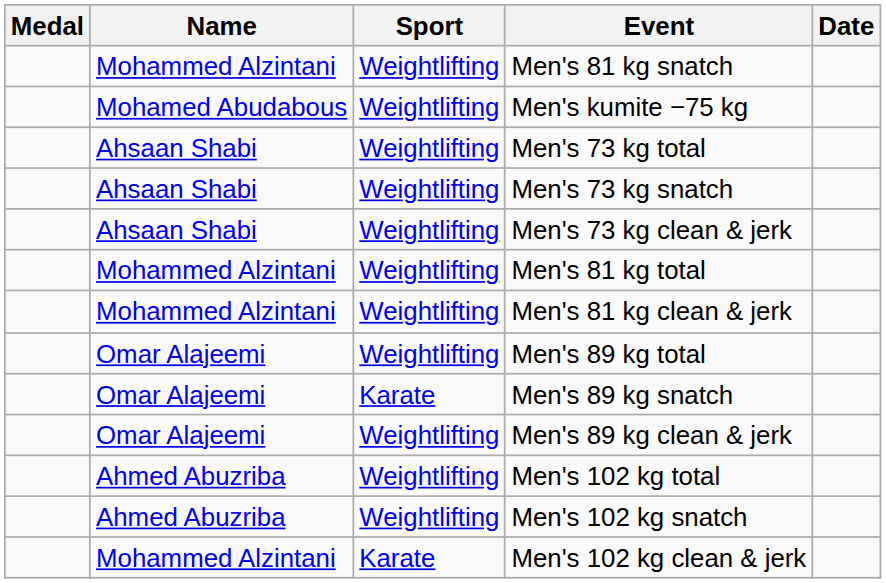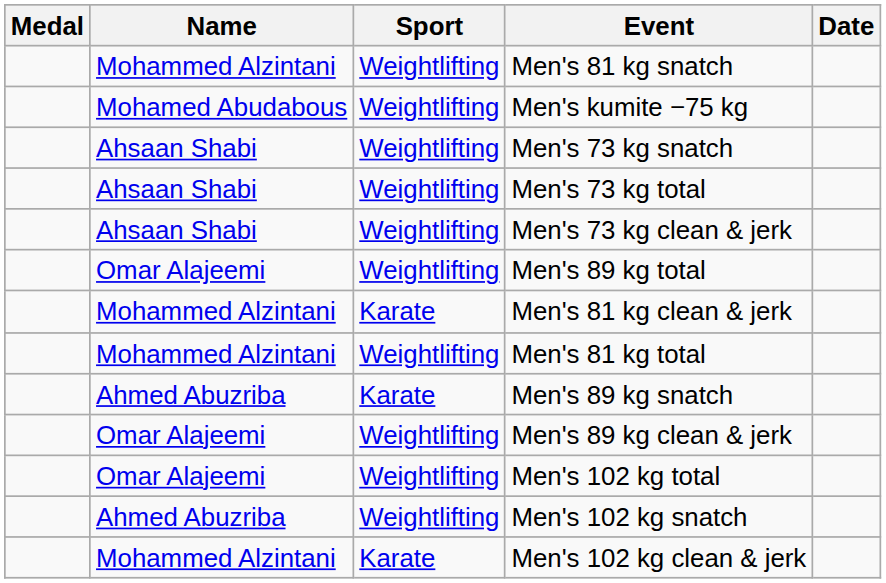rows swapped: (609, 148) <-> (622, 189)
rows swapped: (609, 271) <-> (609, 353)
(429, 312) Weightlifting -> (397, 312) Karate
(181, 394) Omar Alajeemi -> (191, 394) Ahmed Abuzriba
(191, 475) Ahmed Abuzriba -> (181, 475) Omar Alajeemi
